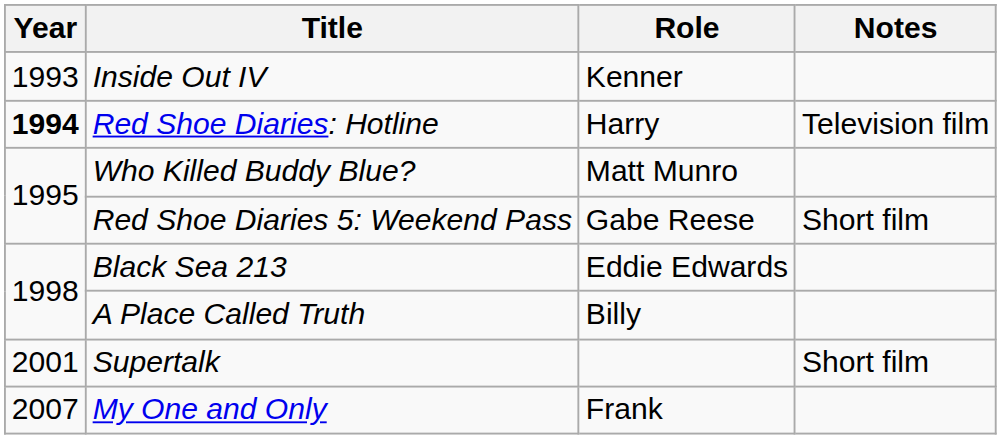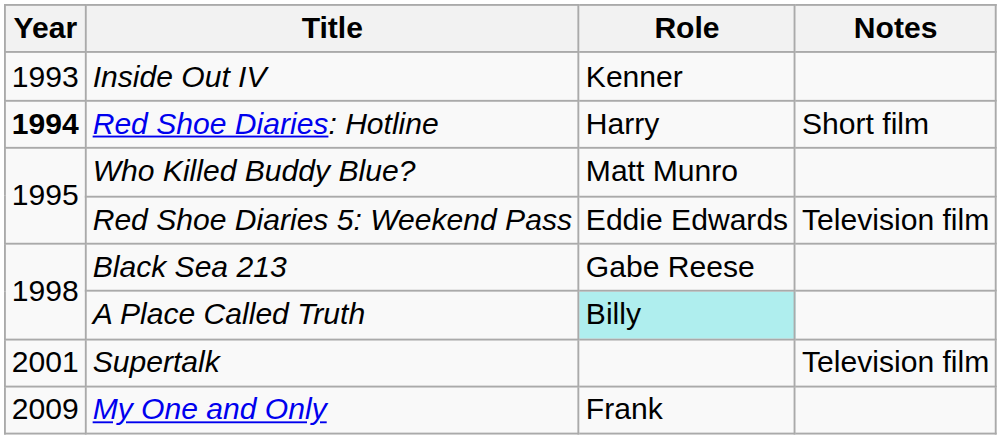(896, 123) Television film -> (866, 123) Short film
(670, 219) Gabe Reese -> (687, 219) Eddie Edwards
(866, 219) Short film -> (896, 219) Television film
(687, 266) Eddie Edwards -> (670, 266) Gabe Reese
(613, 314) no background -> (613, 314) paleturquoise background
(866, 362) Short film -> (896, 362) Television film
(45, 409) 2007 -> (45, 409) 2009
